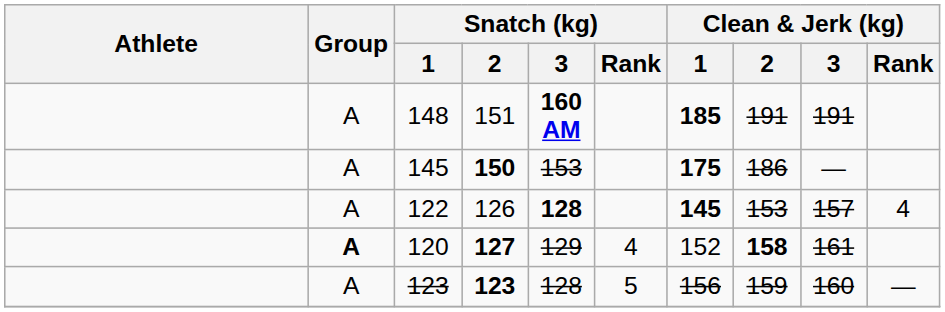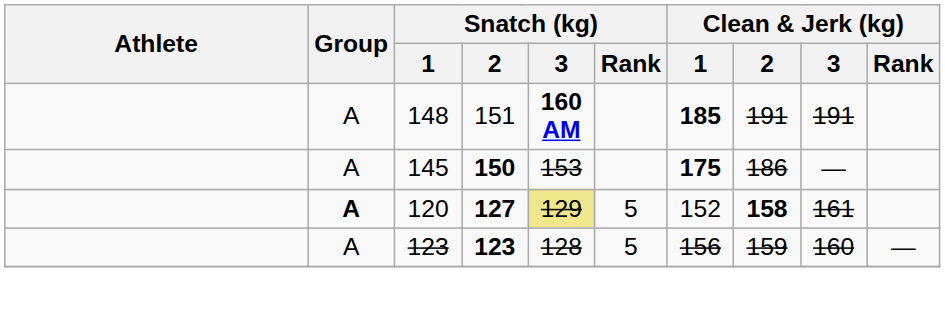- row: (428, 208)
(561, 247) no background -> (561, 208) khaki background
(631, 247) 4 -> (631, 208) 5
